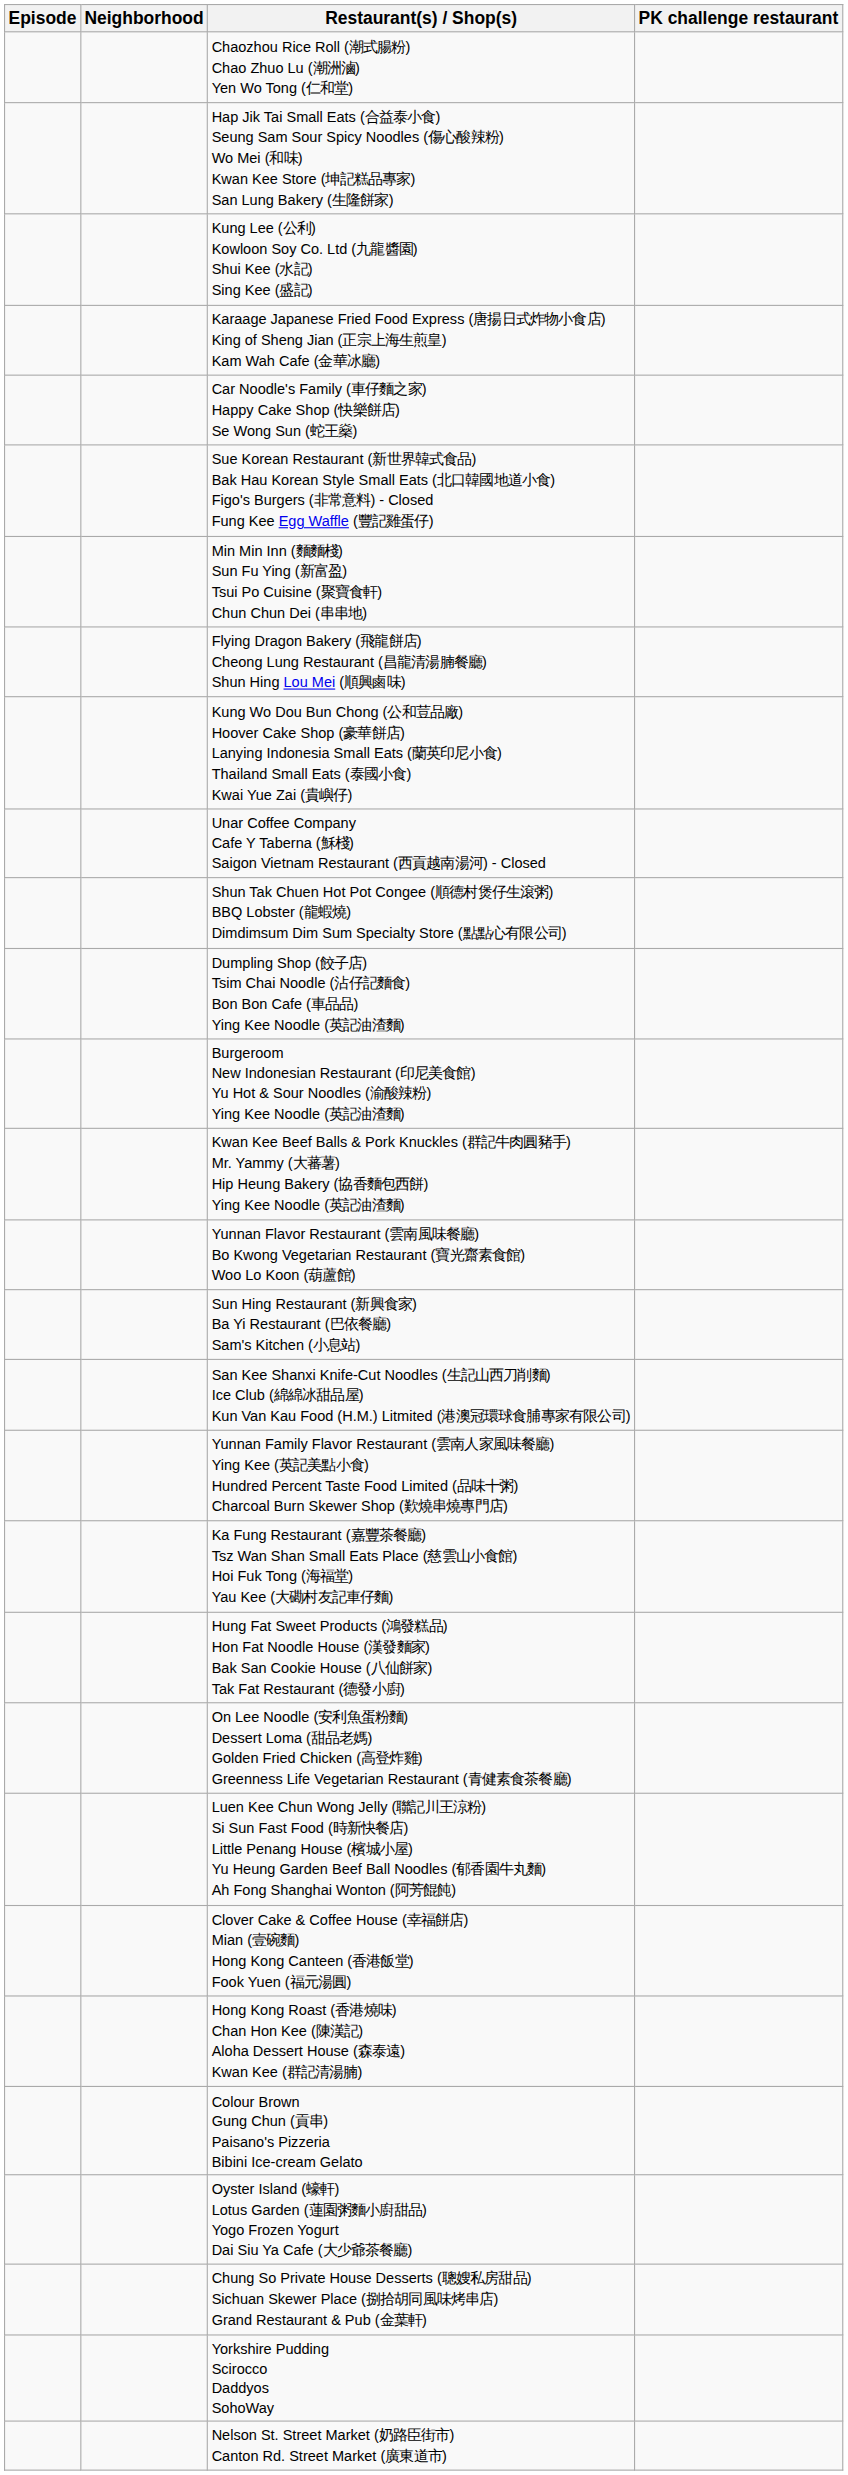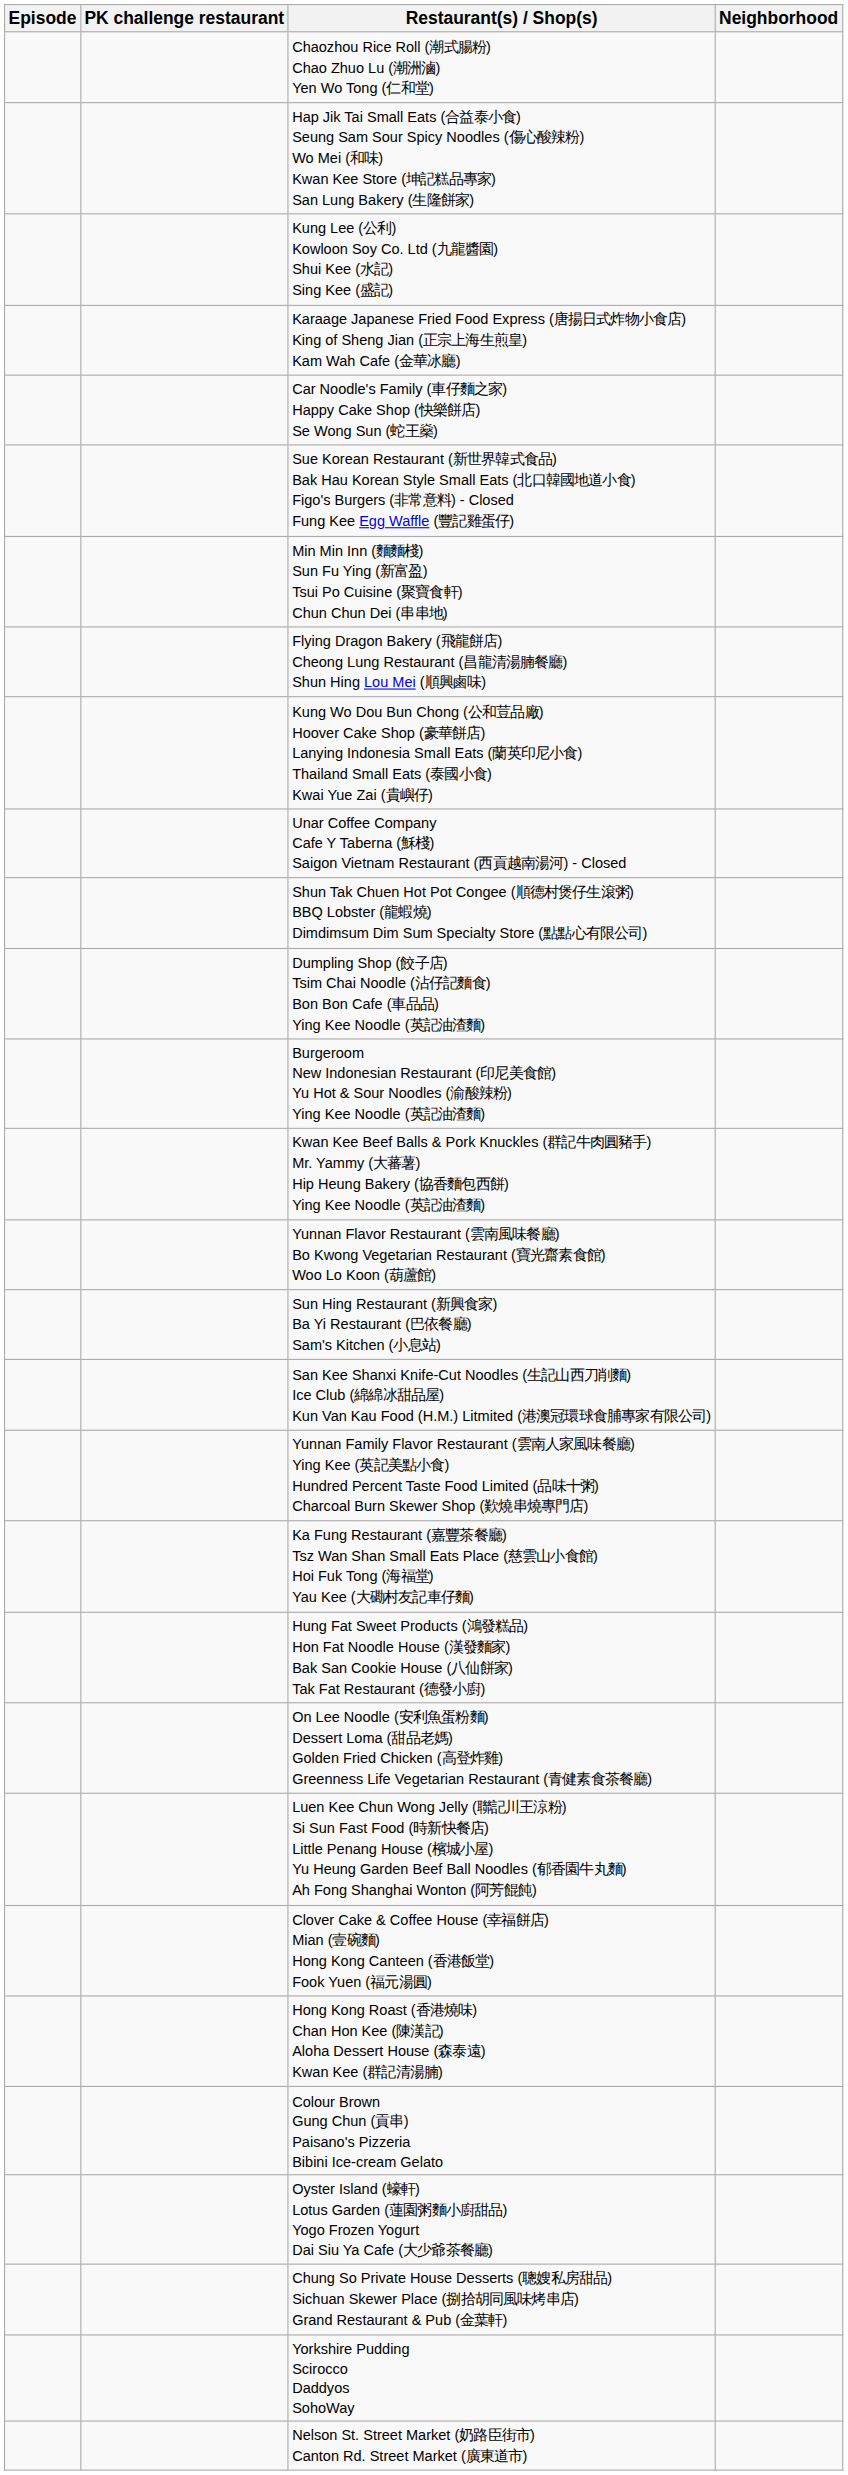columns swapped: (144, 18) <-> (738, 18)
